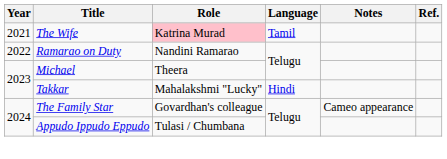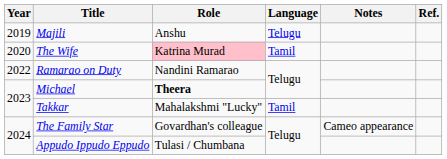+ row: (51, 32)
(19, 32) 2021 -> (19, 51) 2020
(171, 70) normal -> (173, 88) bold
(281, 88) Hindi -> (282, 107) Tamil
